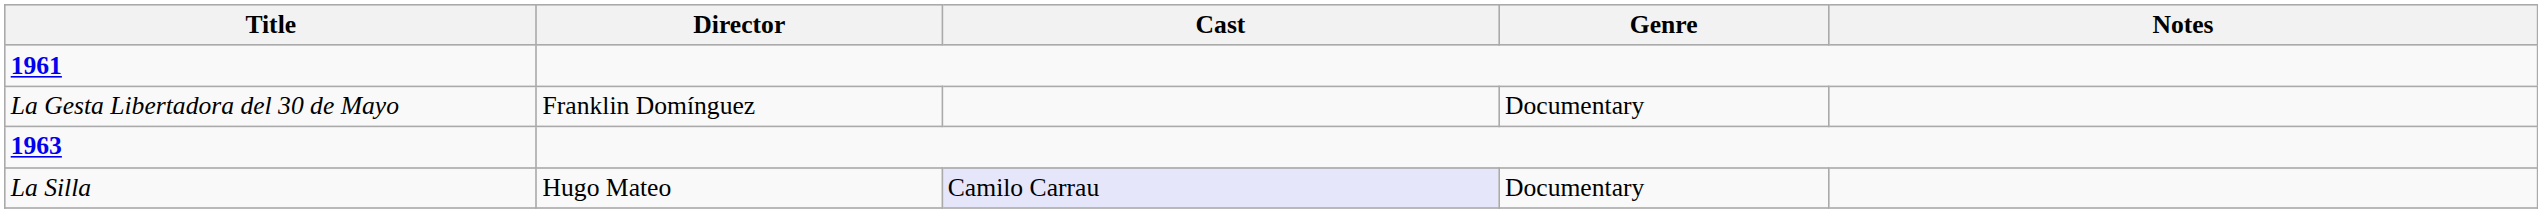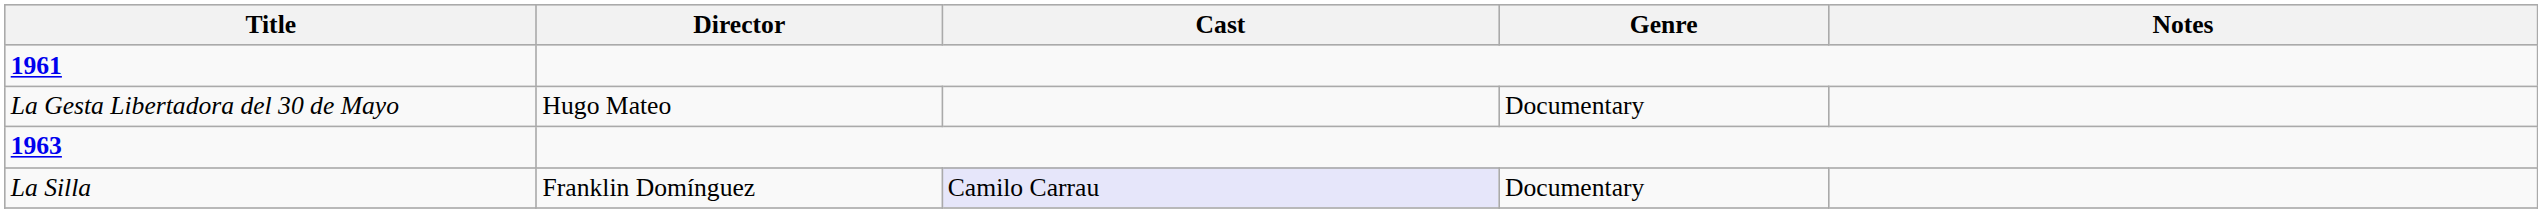(649, 106) Franklin Domínguez -> (607, 106) Hugo Mateo
(607, 187) Hugo Mateo -> (649, 187) Franklin Domínguez
